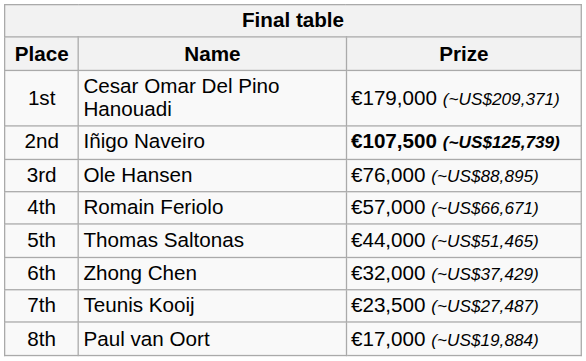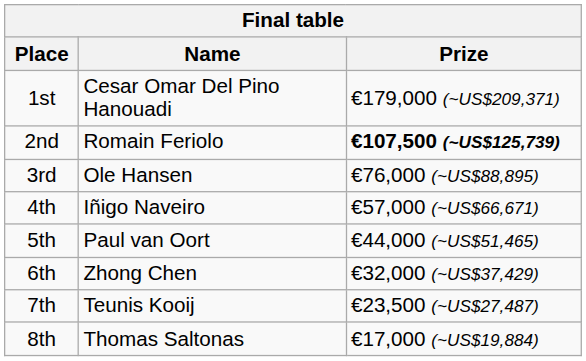(144, 142) Iñigo Naveiro -> (153, 142) Romain Feriolo
(153, 207) Romain Feriolo -> (144, 207) Iñigo Naveiro
(164, 240) Thomas Saltonas -> (147, 240) Paul van Oort
(147, 338) Paul van Oort -> (164, 338) Thomas Saltonas
